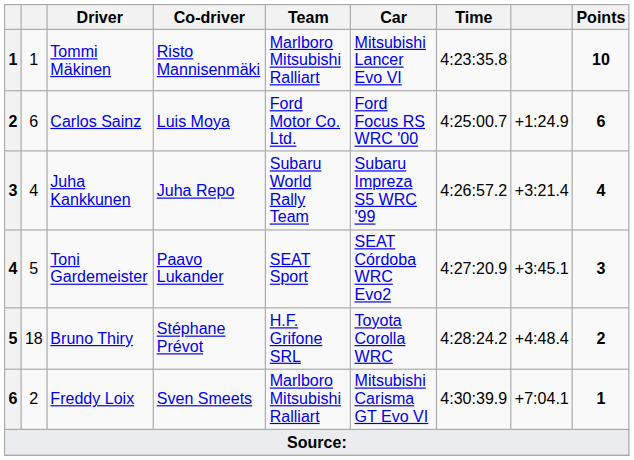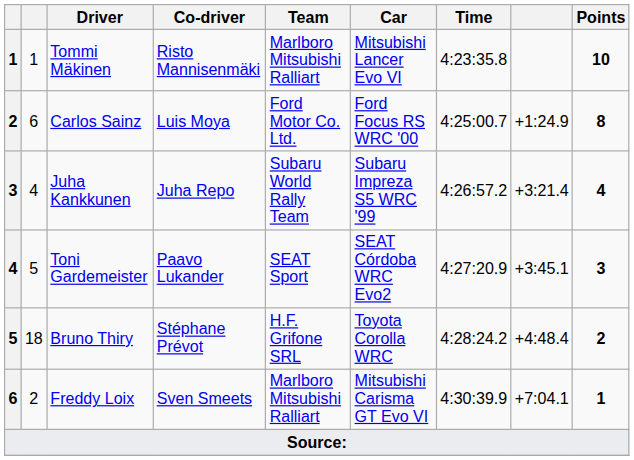(601, 121) 6 -> (601, 121) 8
